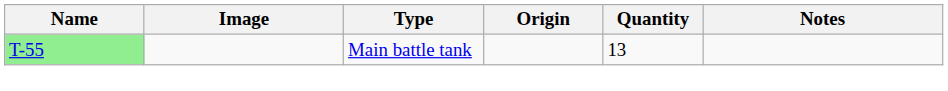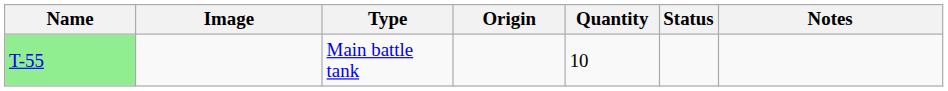+ column: (689, 19)
(617, 49) 13 -> (579, 60) 10
